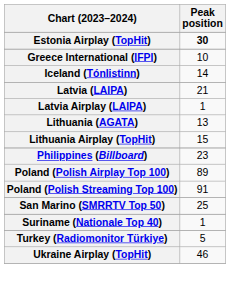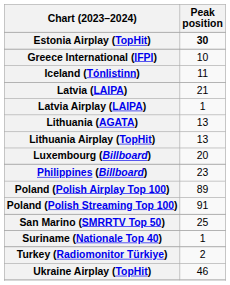(203, 73) 14 -> (203, 73) 11
(203, 139) 15 -> (203, 139) 13
+ row: (92, 156)
(203, 238) 5 -> (203, 255) 2
